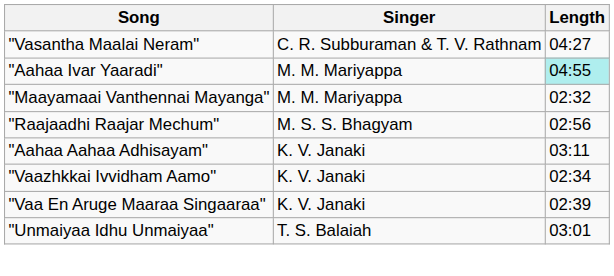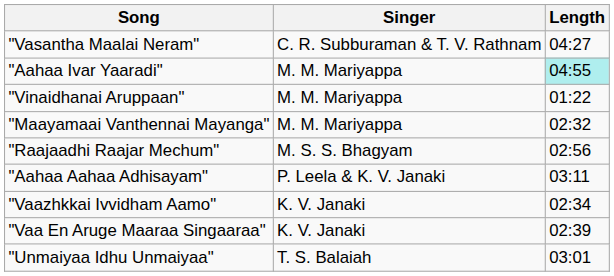+ row: (96, 97)
(321, 151) K. V. Janaki -> (361, 177) P. Leela & K. V. Janaki
